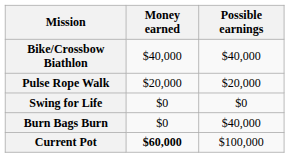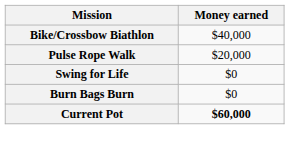- column: (241, 22)
